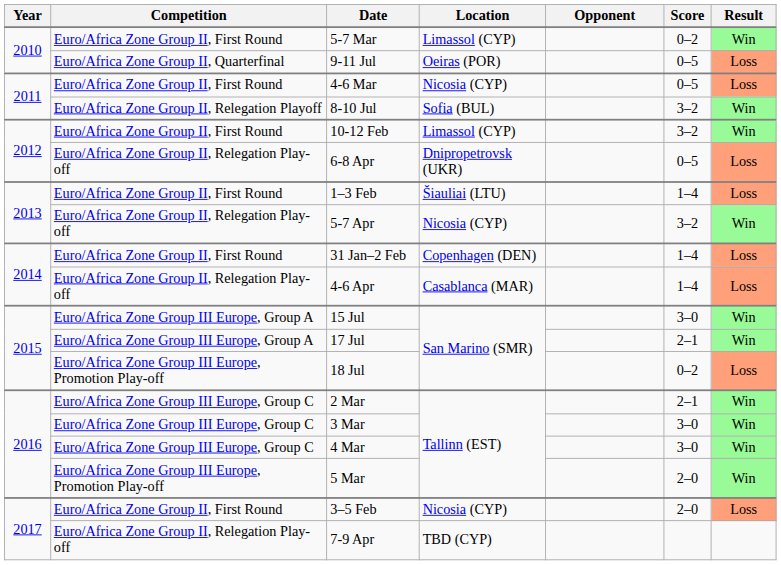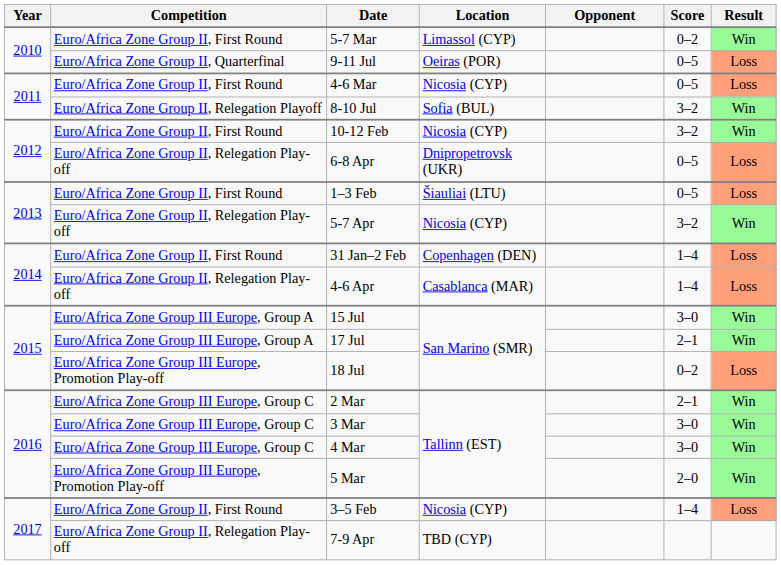(469, 131) Limassol (CYP) -> (465, 131) Nicosia (CYP)
(687, 193) 1–4 -> (687, 193) 0–5
(687, 509) 2–0 -> (687, 509) 1–4
